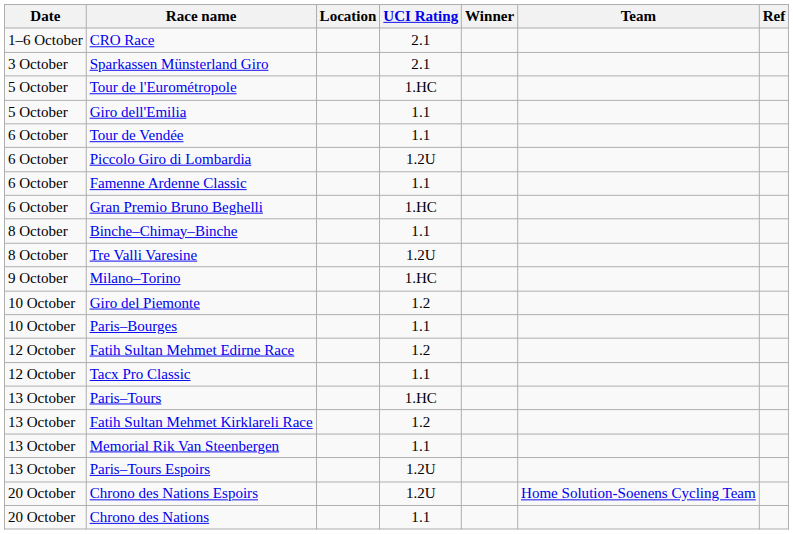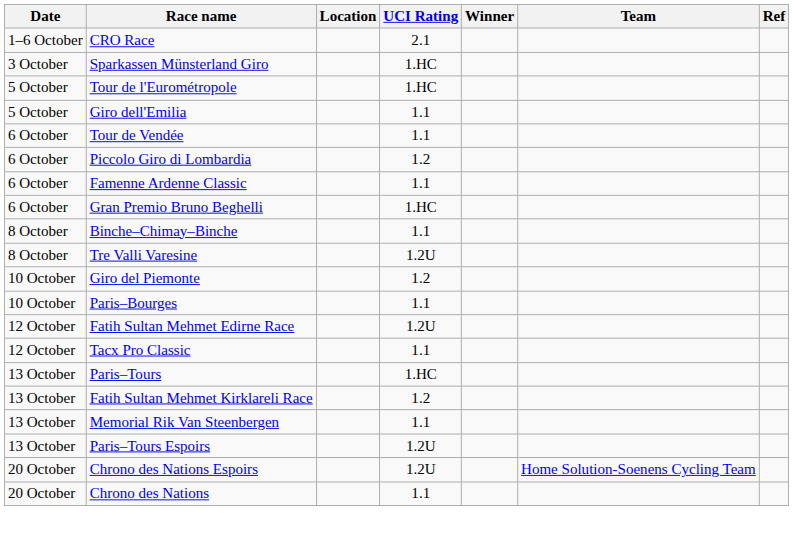(421, 64) 2.1 -> (421, 64) 1.HC
(421, 159) 1.2U -> (421, 159) 1.2
- row: (135, 278)
(421, 350) 1.2 -> (421, 326) 1.2U
